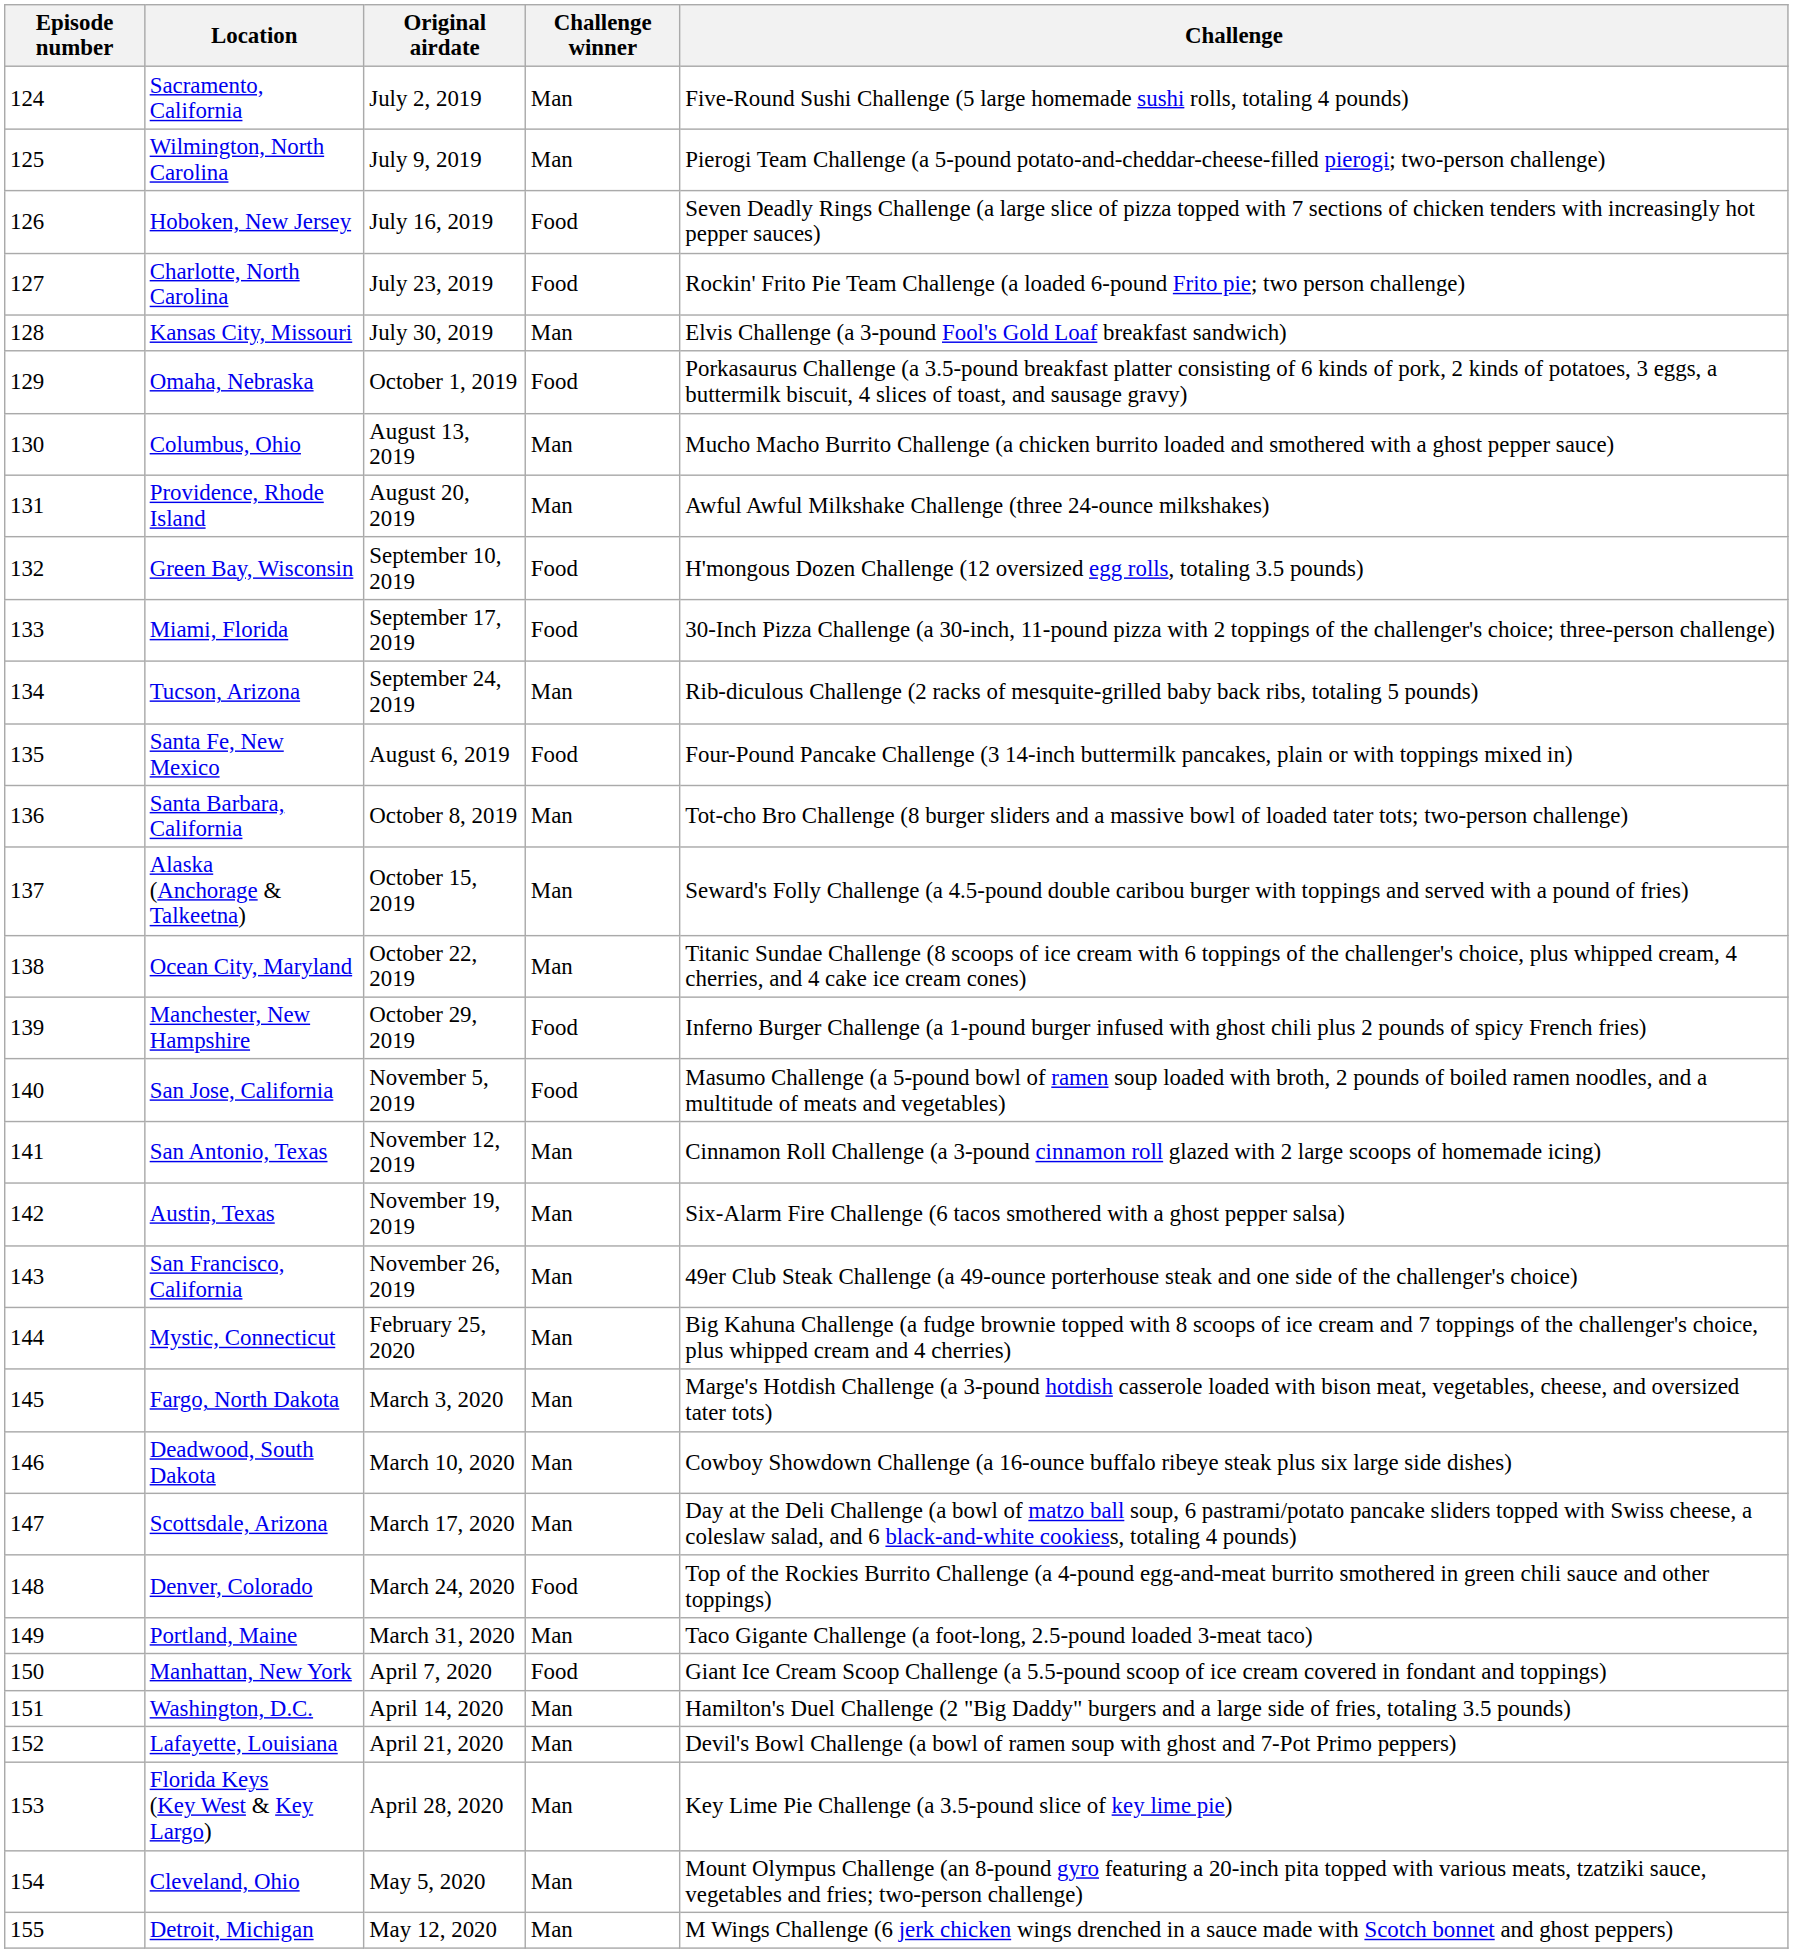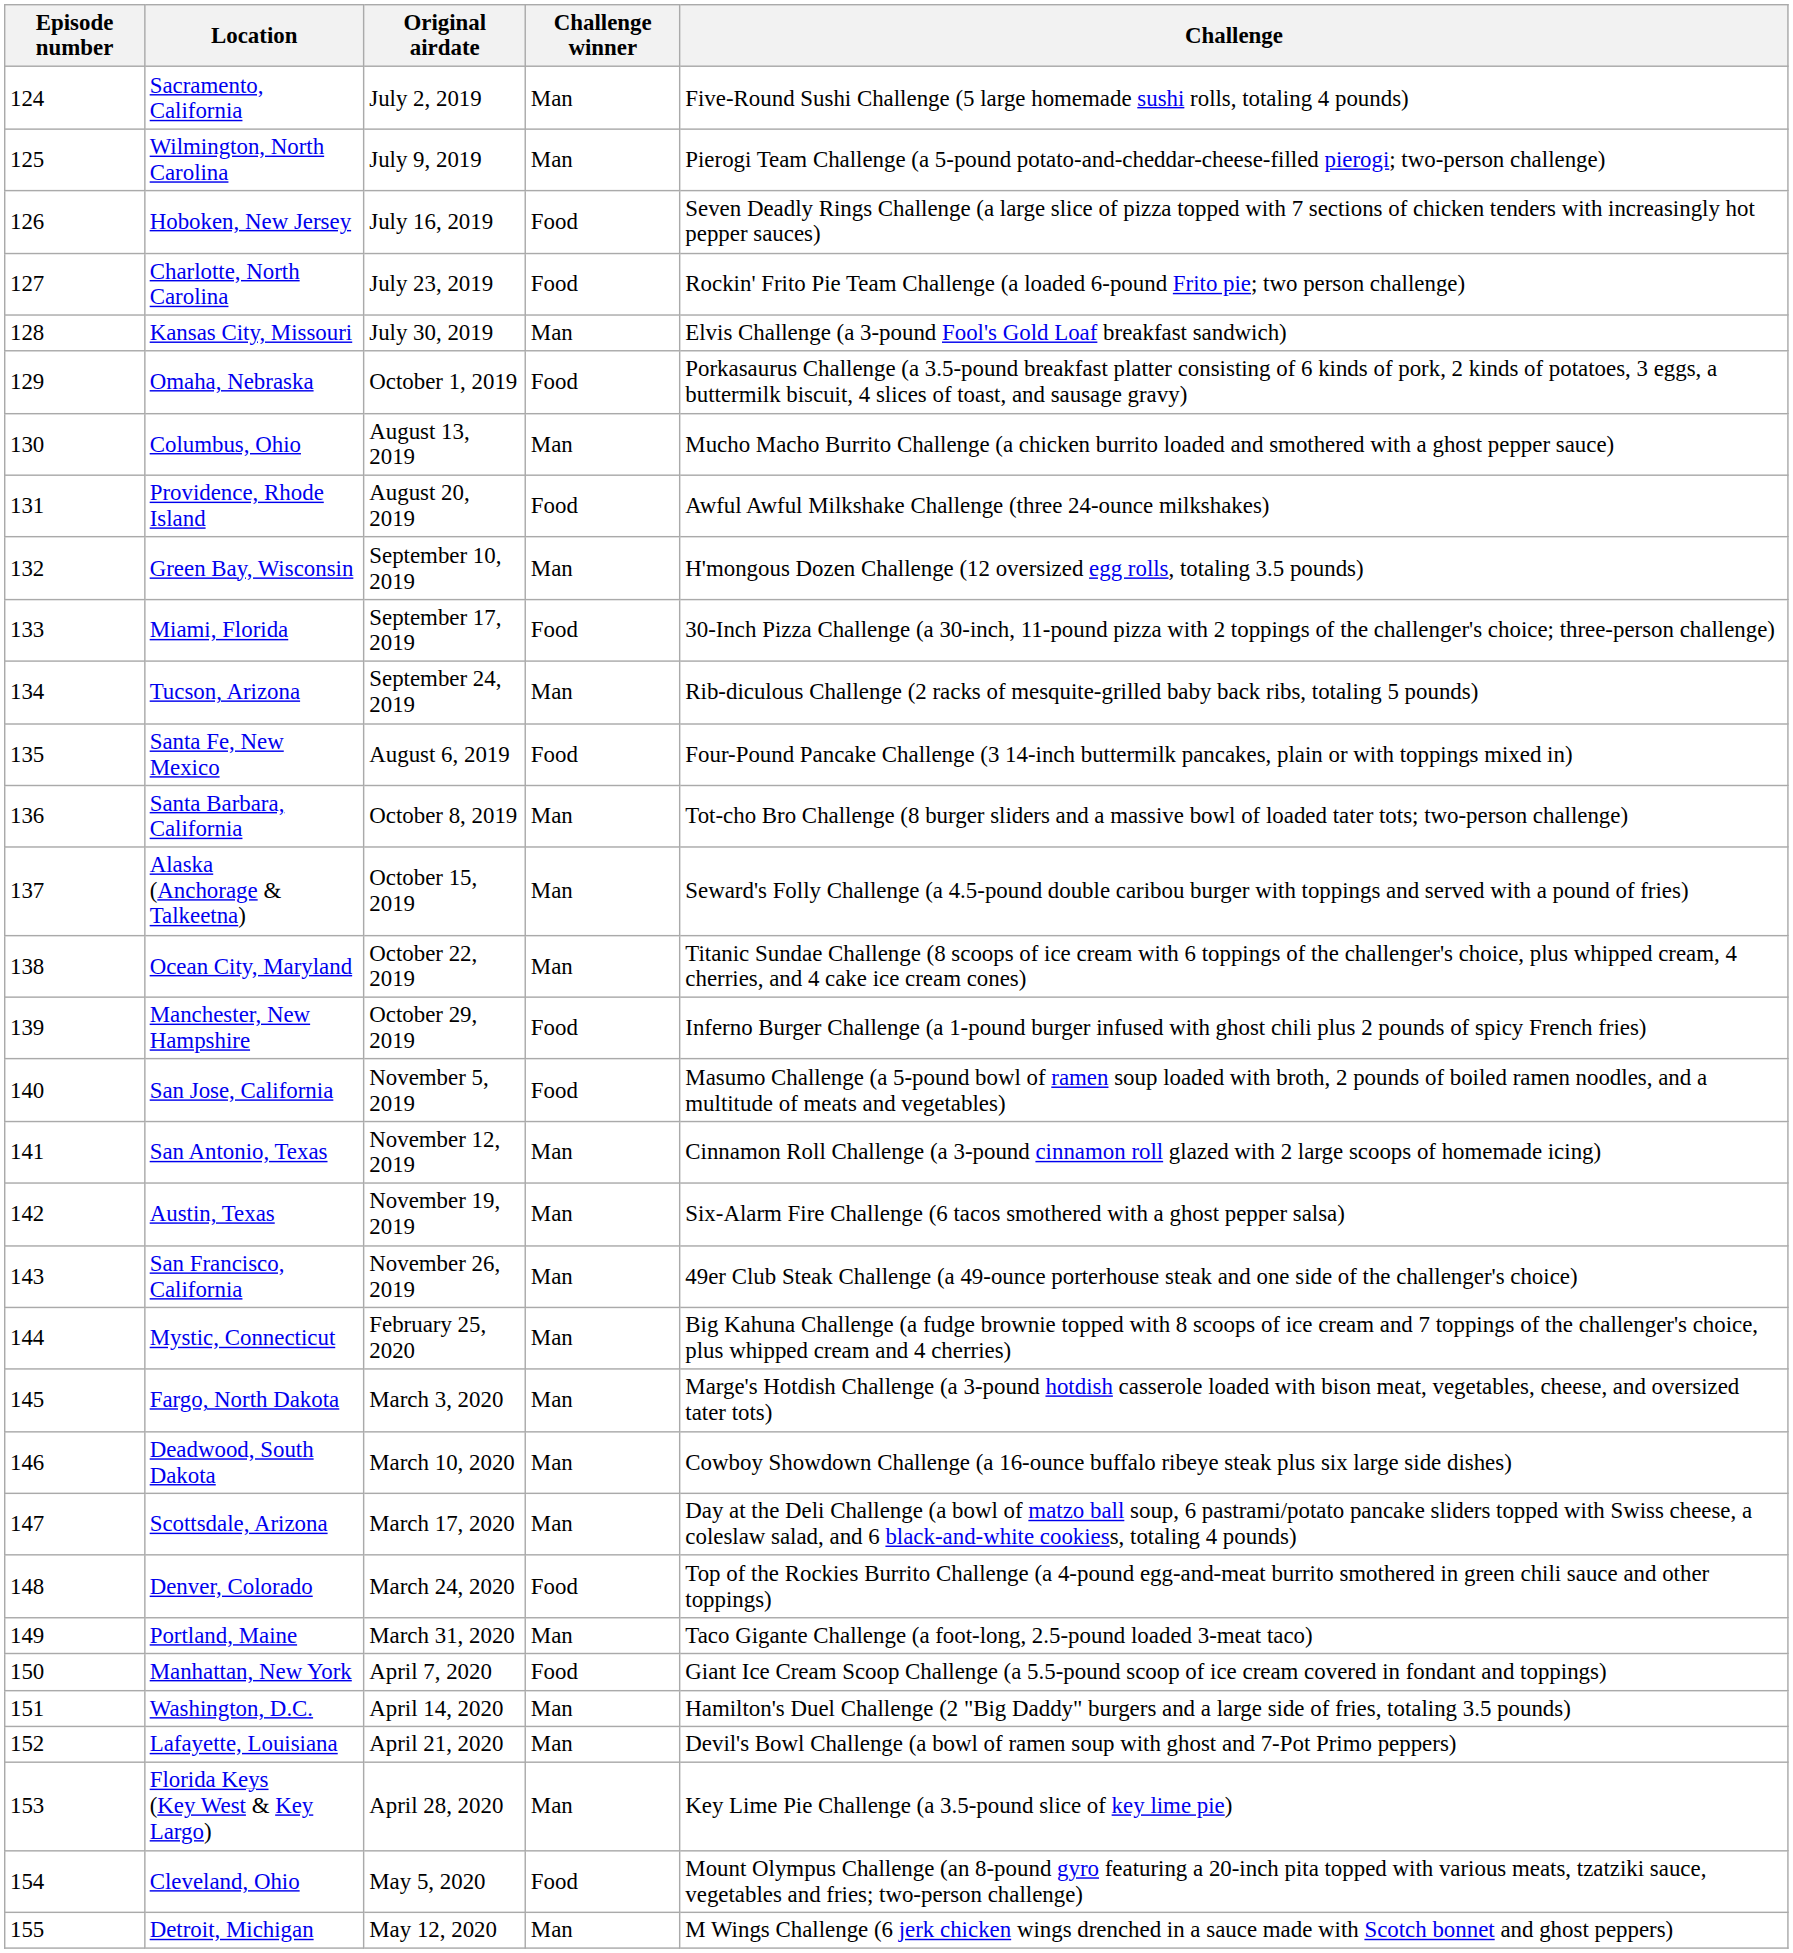(552, 505) Man -> (554, 505) Food
(554, 568) Food -> (552, 568) Man
(552, 1881) Man -> (554, 1881) Food
